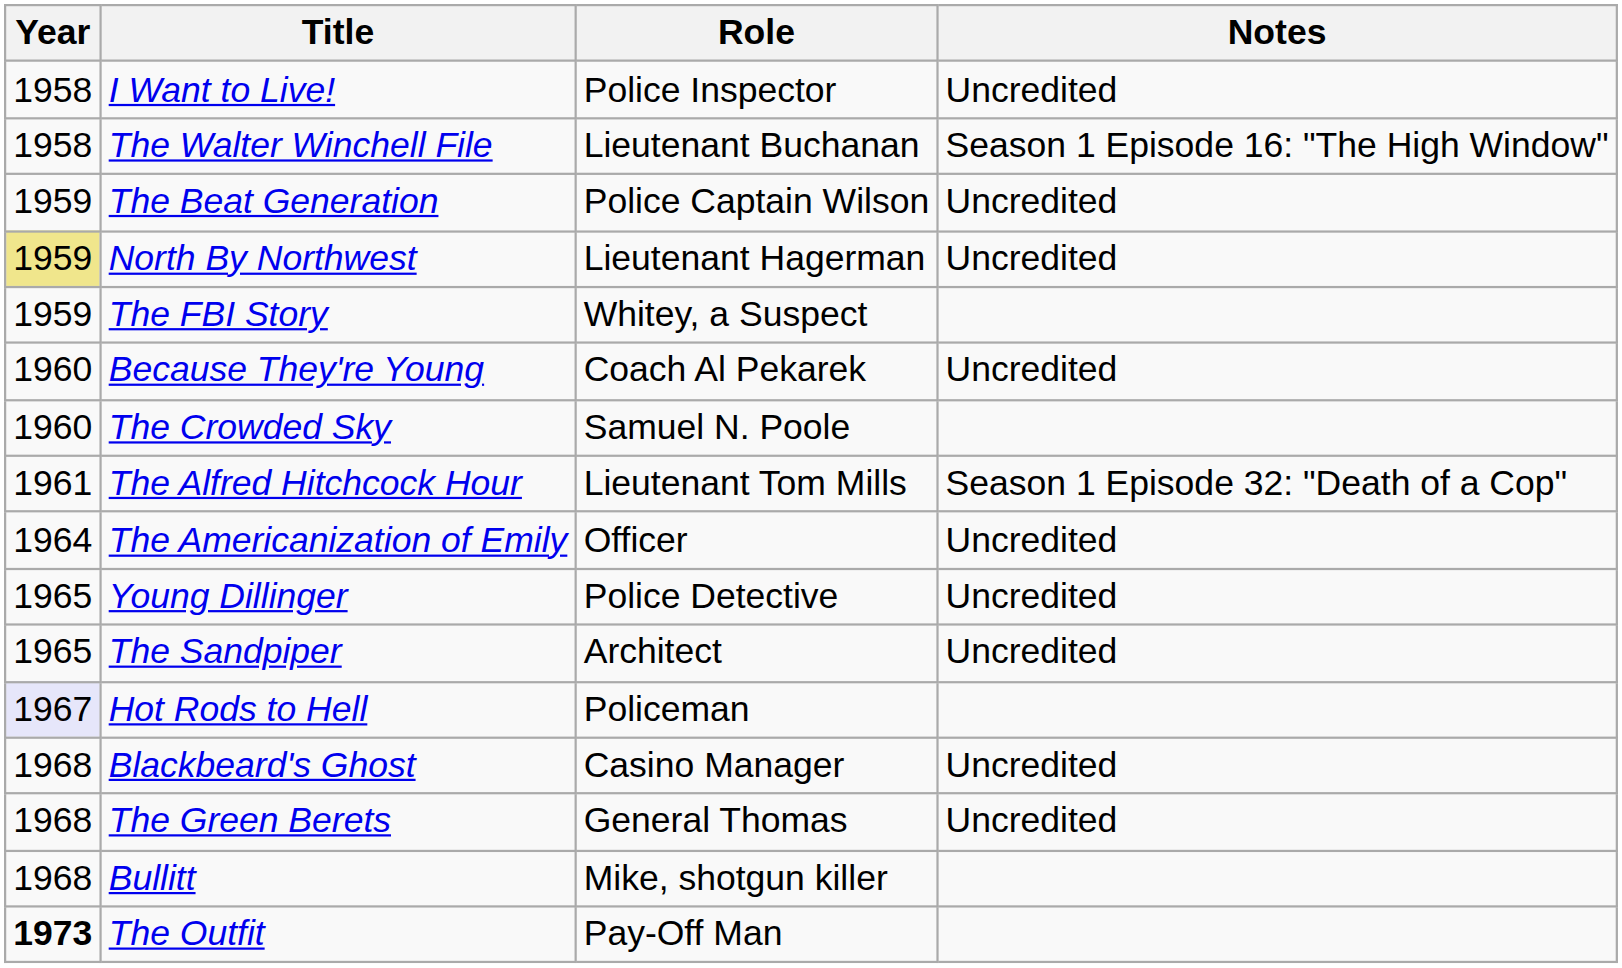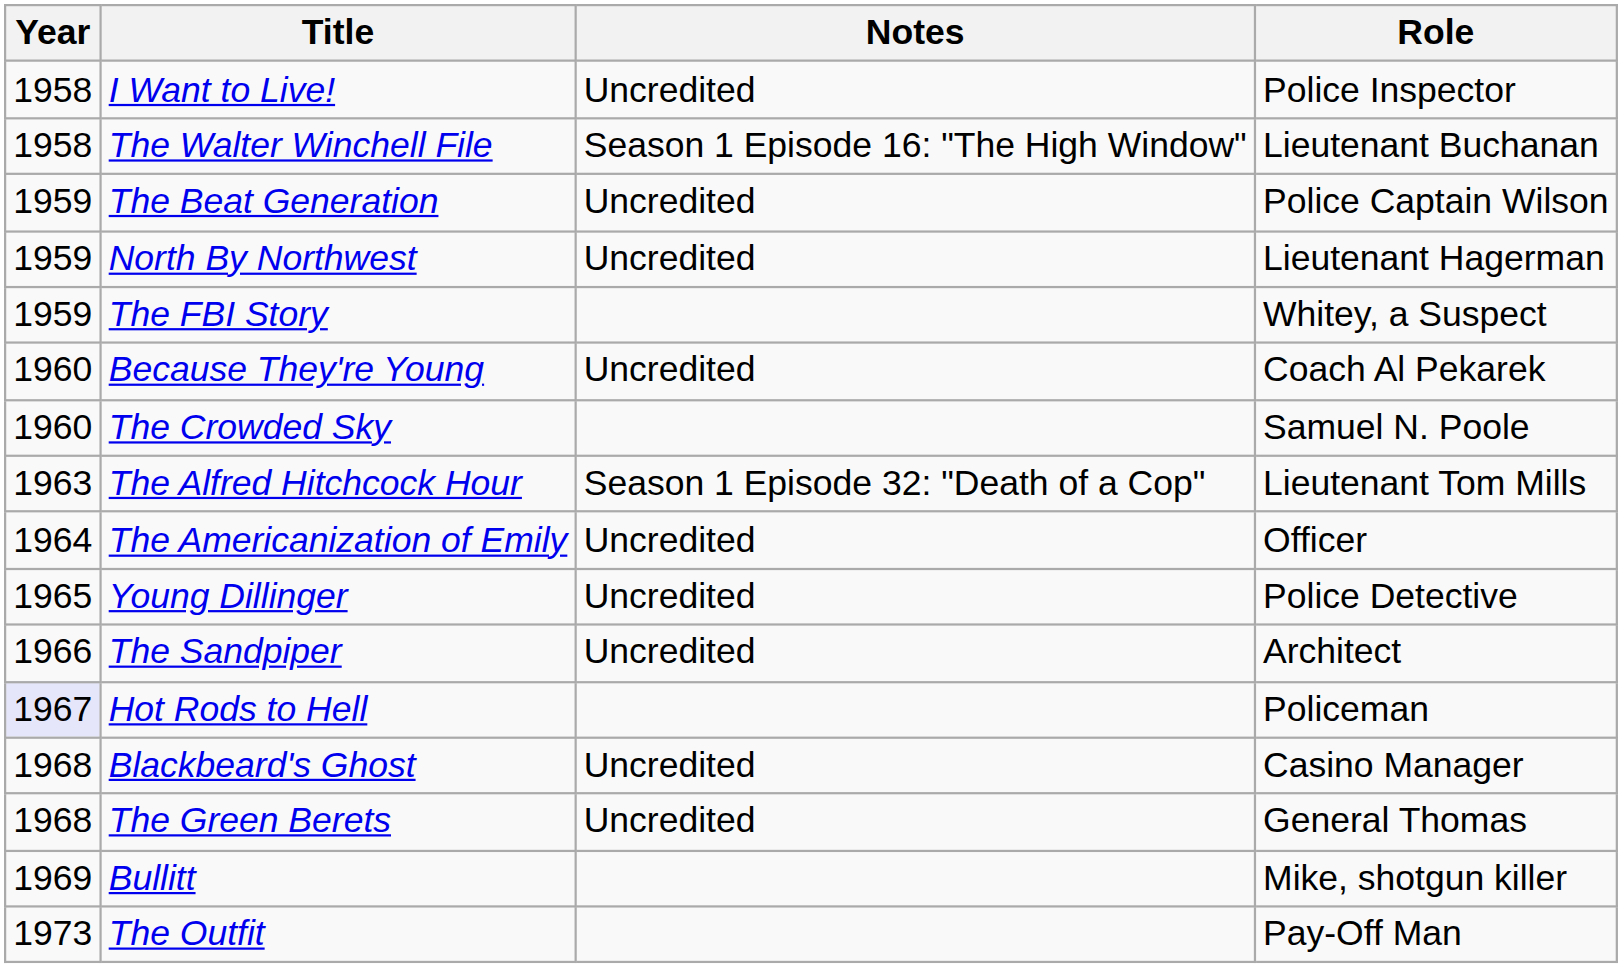columns swapped: (756, 32) <-> (1277, 32)
(53, 257) khaki background -> (53, 257) no background
(53, 483) 1961 -> (53, 483) 1963
(53, 652) 1965 -> (53, 652) 1966
(53, 877) 1968 -> (53, 877) 1969
(53, 933) bold -> (53, 933) normal
